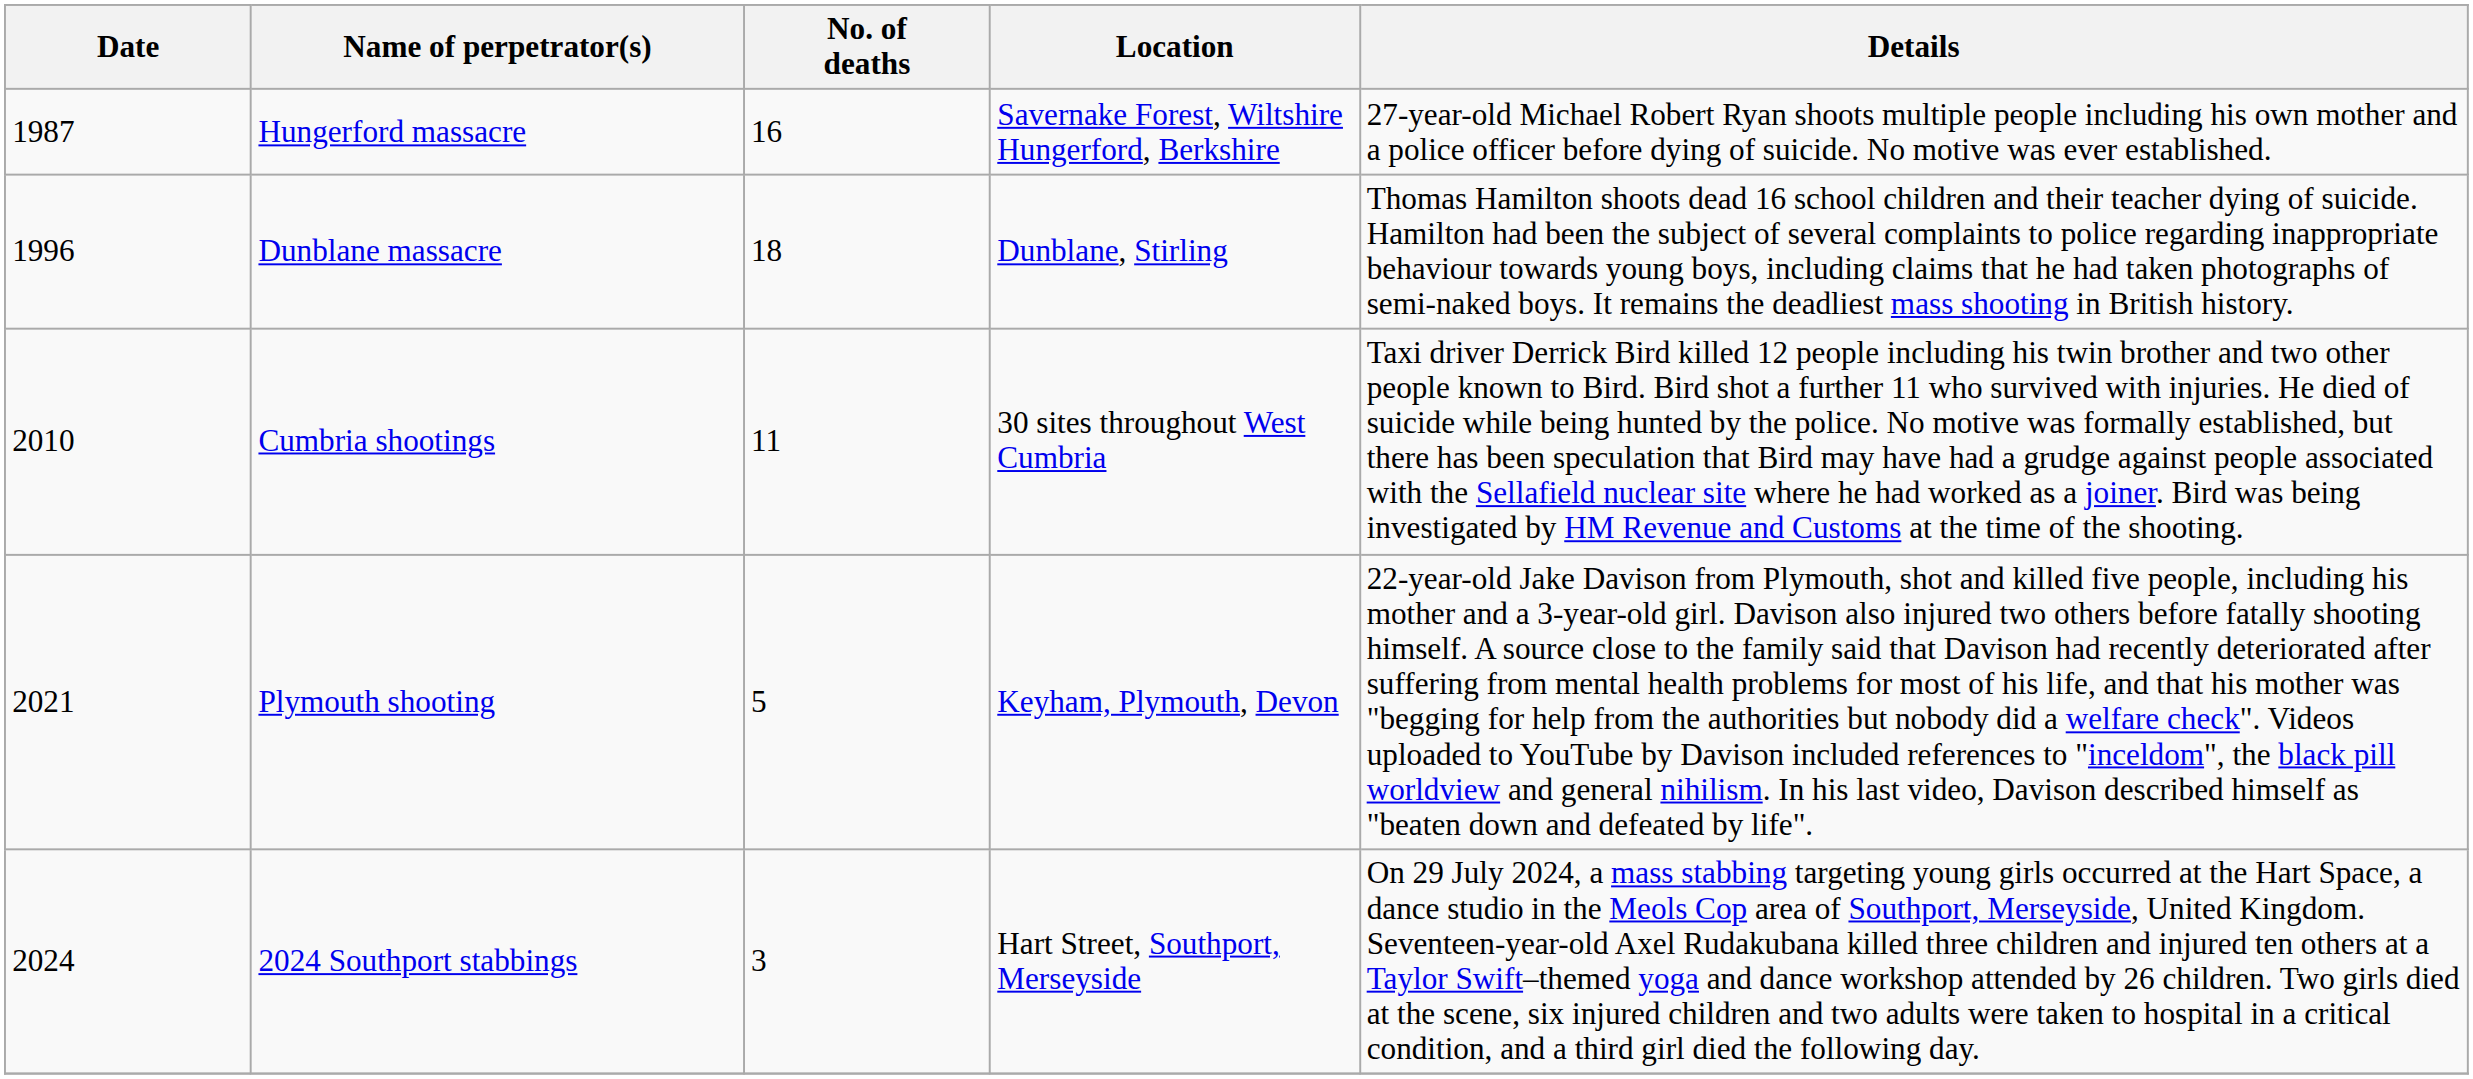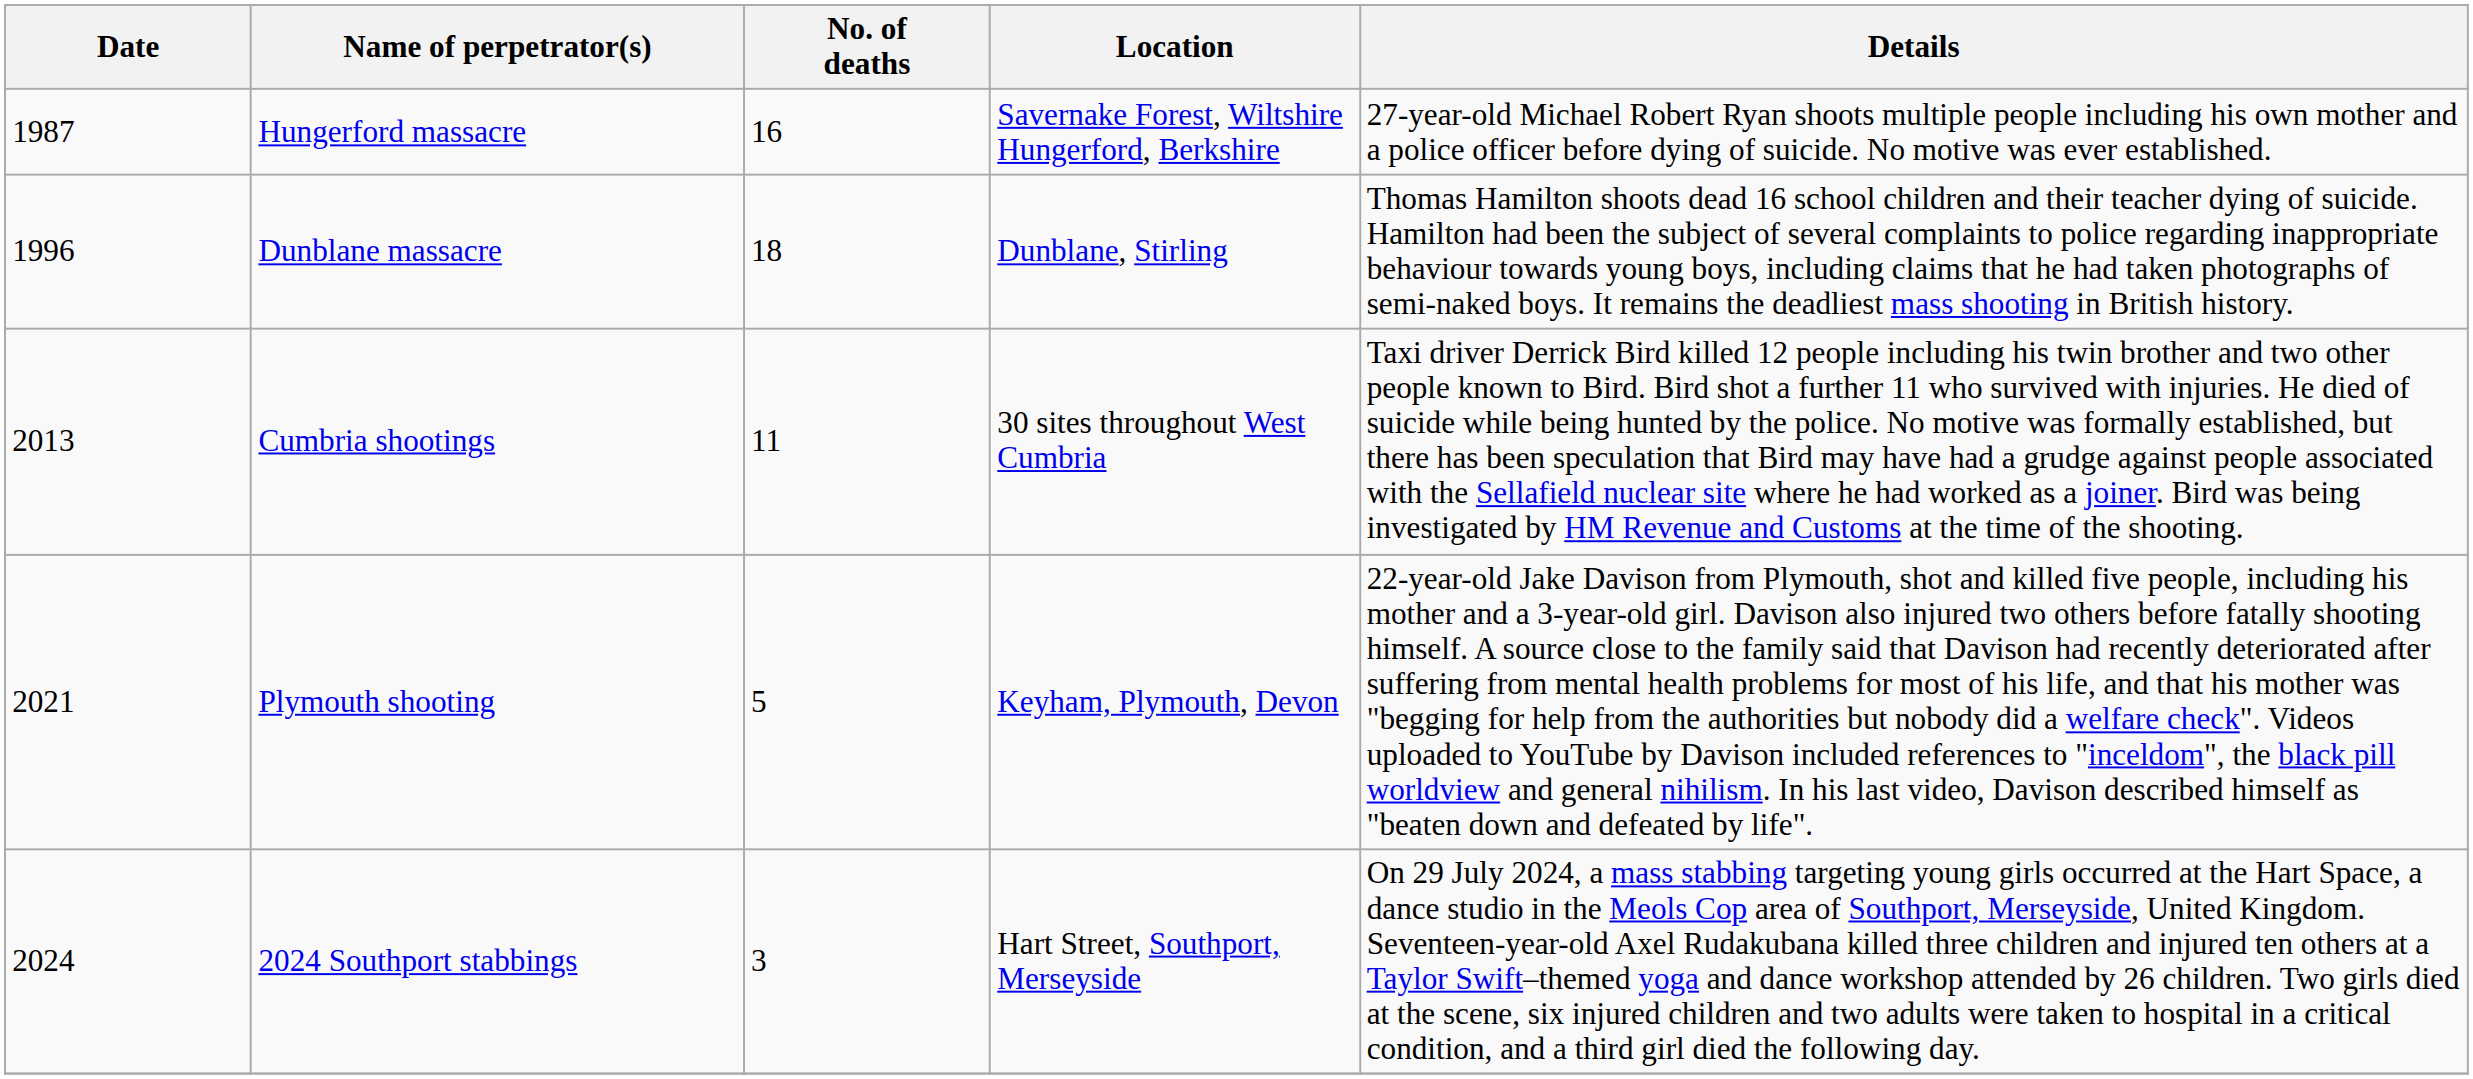(43, 440) 2010 -> (43, 440) 2013
